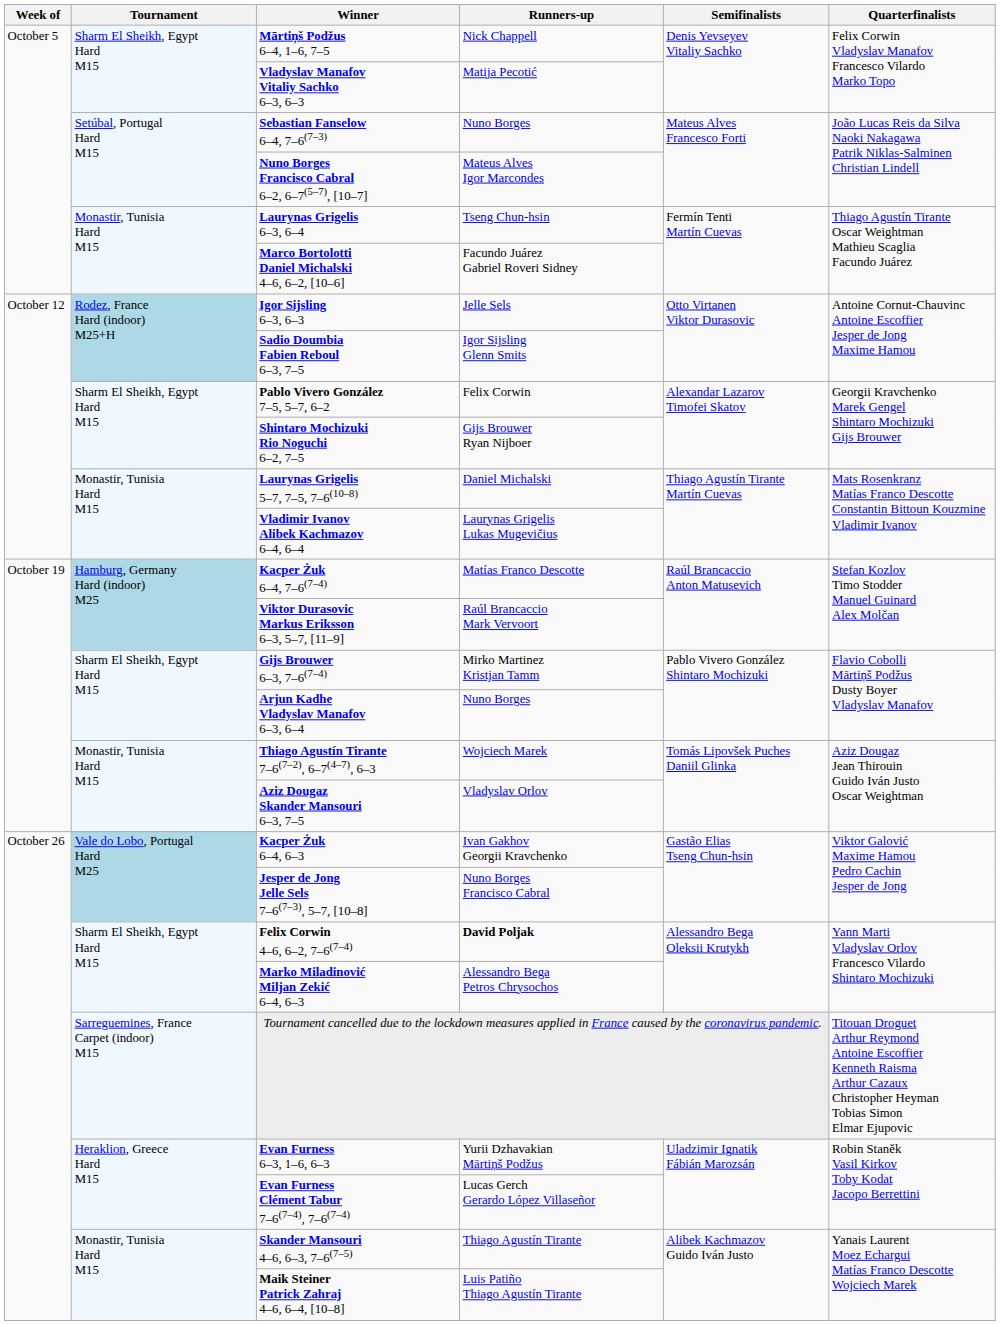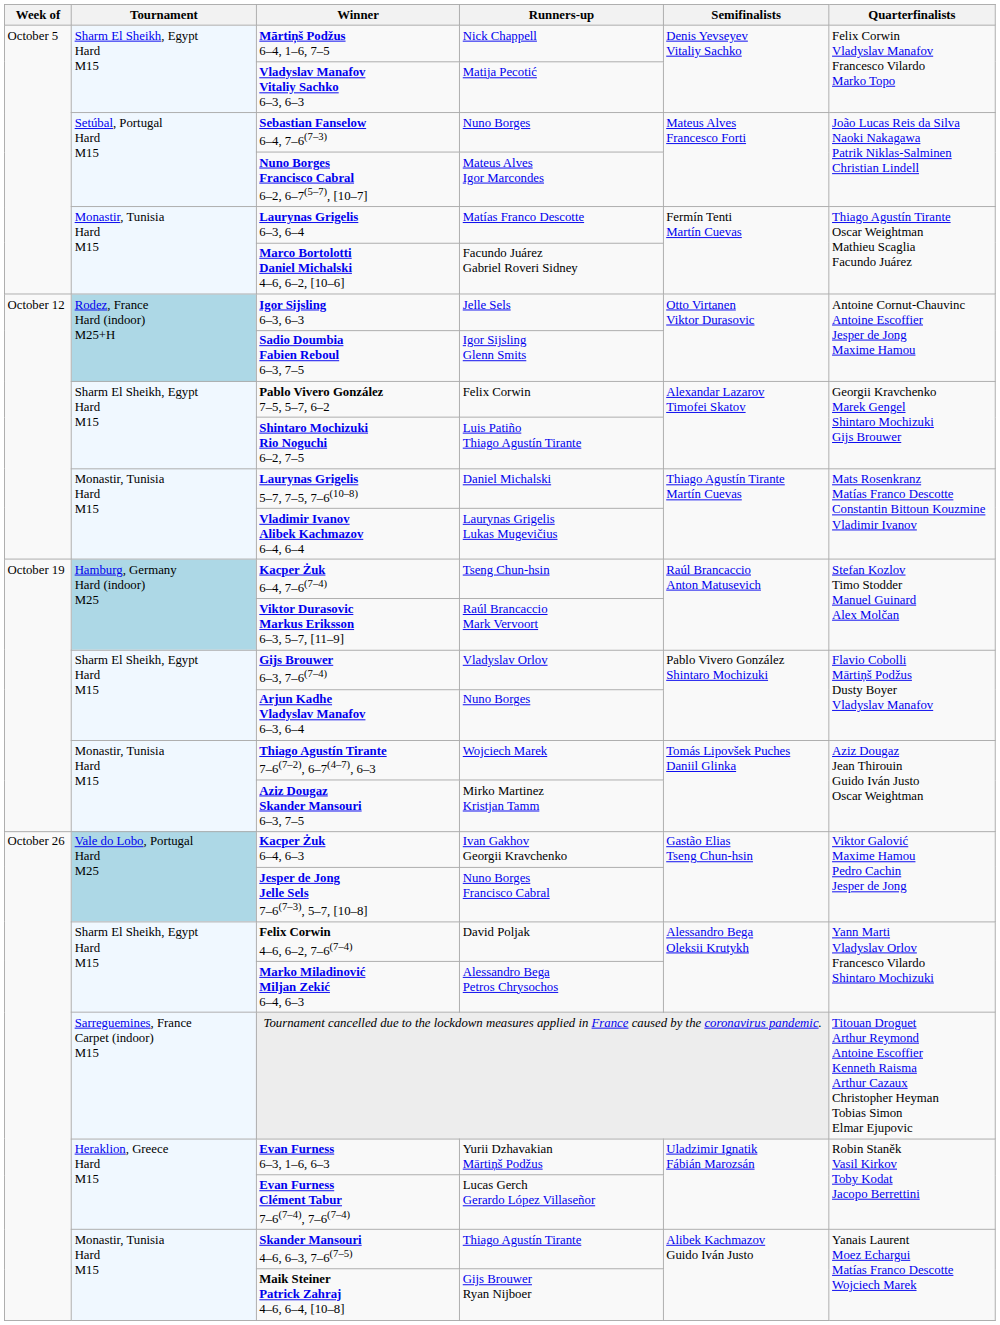(506, 216) Tseng Chun-hsin -> (523, 216) Matías Franco Descotte
(497, 435) Gijs Brouwer Ryan Nijboer -> (522, 435) Luis Patiño Thiago Agustín Tirante
(523, 569) Matías Franco Descotte -> (506, 569) Tseng Chun-hsin
(503, 667) Mirko Martinez Kristjan Tamm -> (505, 660) Vladyslav Orlov
(505, 790) Vladyslav Orlov -> (503, 797) Mirko Martinez Kristjan Tamm
(498, 931) bold -> (496, 931) normal
(522, 1286) Luis Patiño Thiago Agustín Tirante -> (497, 1286) Gijs Brouwer Ryan Nijboer
